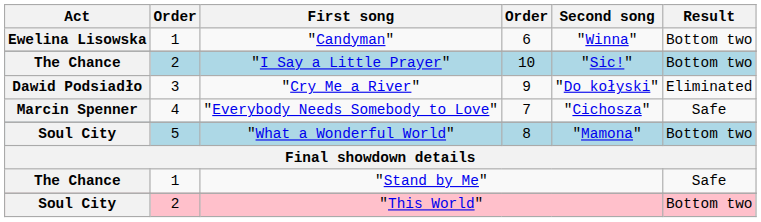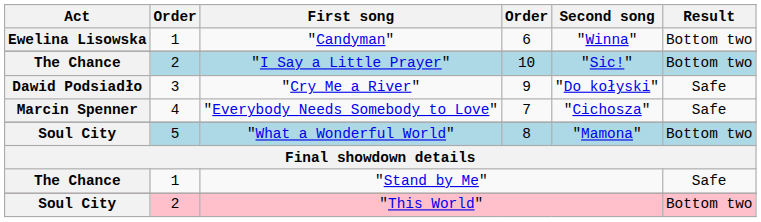(709, 87) Eliminated -> (709, 87) Safe
